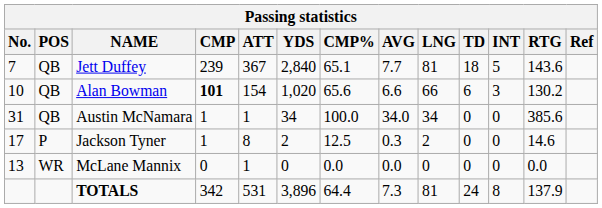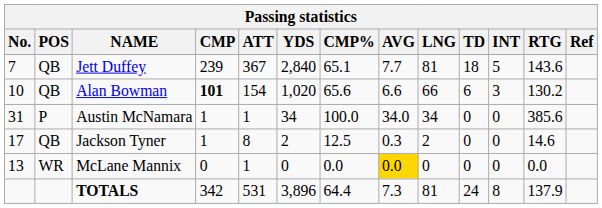(49, 116) QB -> (43, 116) P
(43, 141) P -> (49, 141) QB
(392, 166) no background -> (392, 166) gold background
